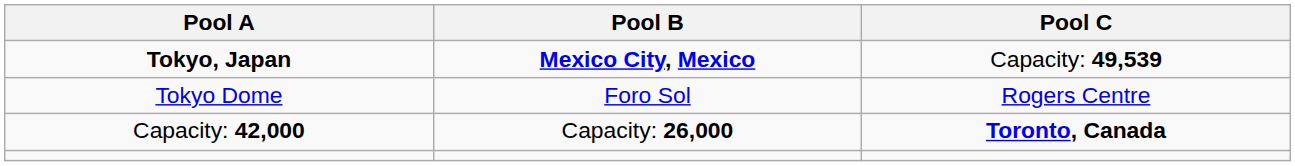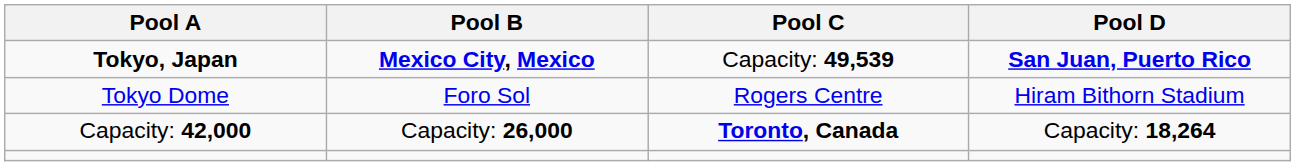+ column: (1130, 22)
